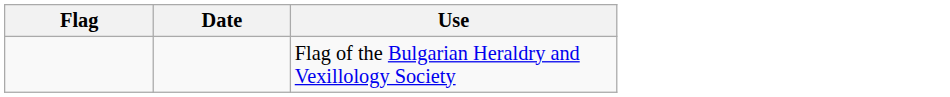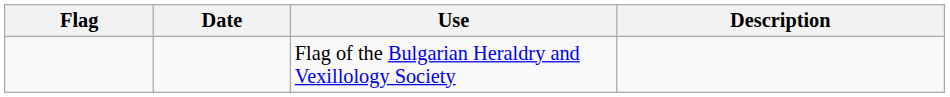+ column: (780, 20)
